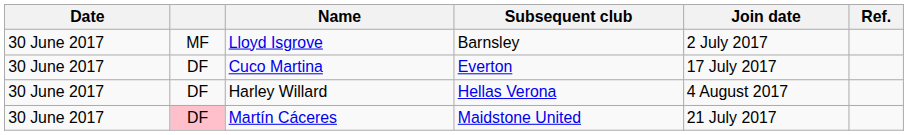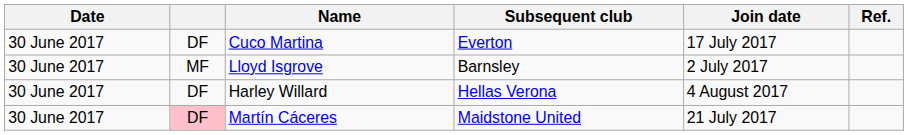rows swapped: (276, 42) <-> (276, 67)
